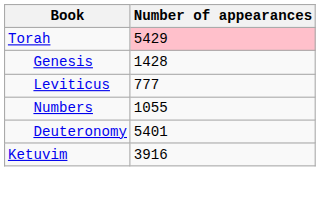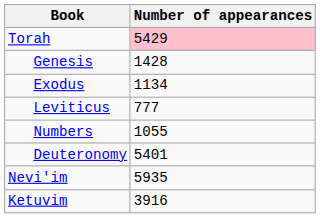+ row: (46, 85)
+ row: (38, 178)
